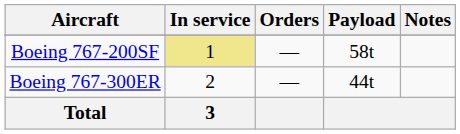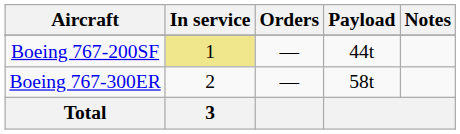(362, 50) 58t -> (362, 50) 44t
(362, 81) 44t -> (362, 81) 58t
